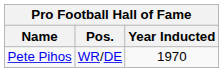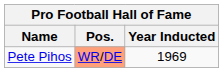(100, 57) no background -> (100, 57) lightsalmon background
(172, 57) 1970 -> (172, 57) 1969
